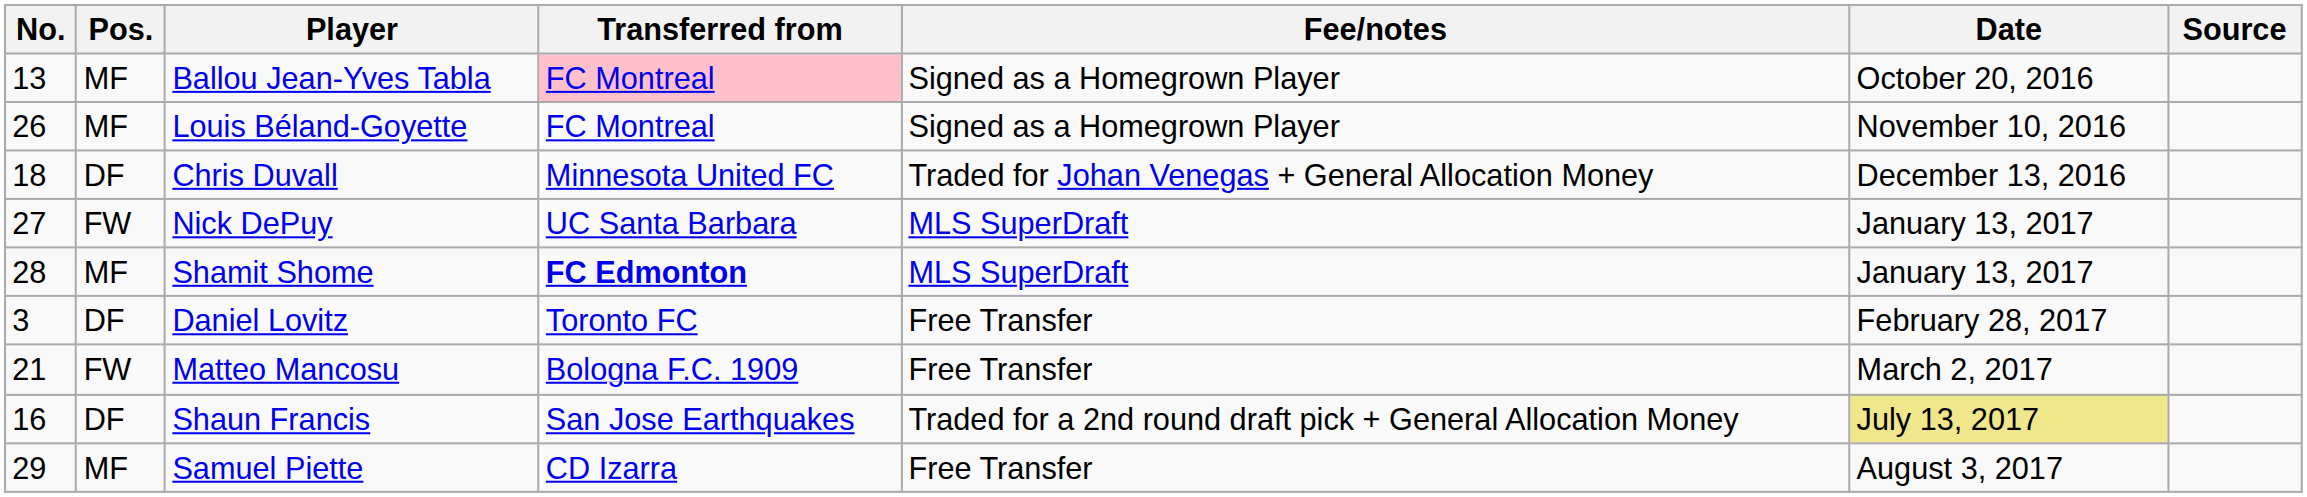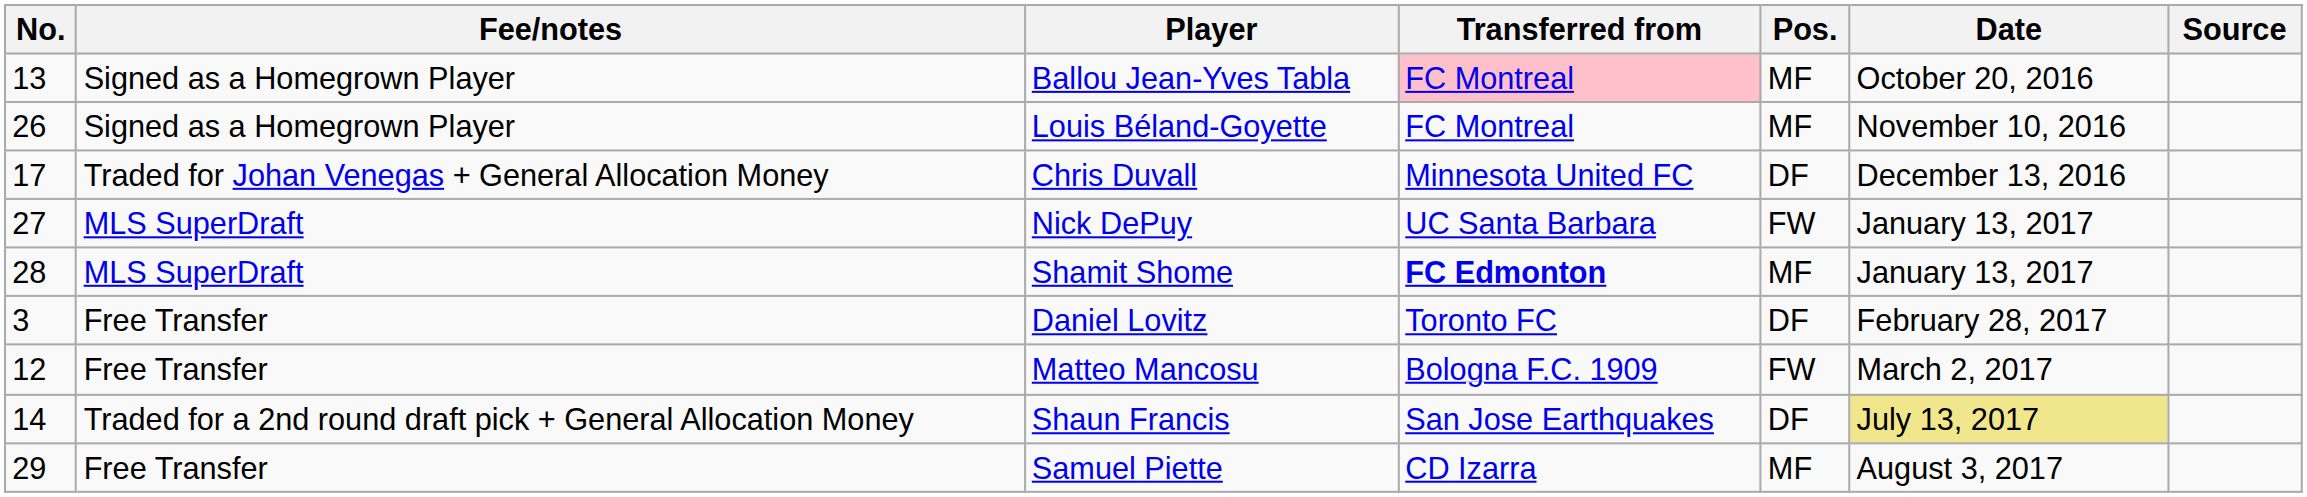columns swapped: (121, 30) <-> (1375, 30)
(29, 175) 18 -> (29, 175) 17
(29, 370) 21 -> (29, 370) 12
(29, 418) 16 -> (29, 418) 14
